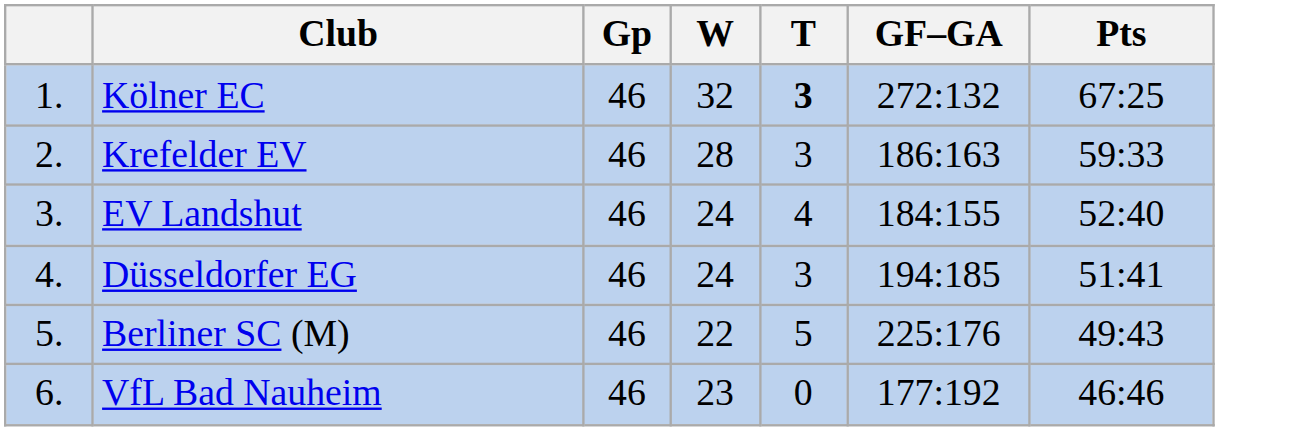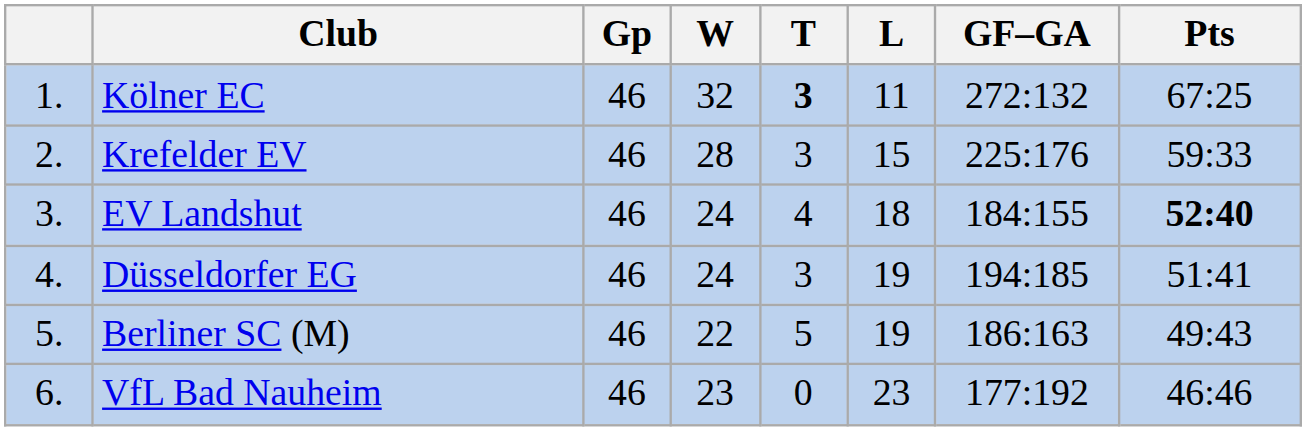+ column: (891, 34)
(939, 154) 186:163 -> (1027, 154) 225:176
(1121, 214) normal -> (1209, 214) bold
(939, 333) 225:176 -> (1027, 333) 186:163
